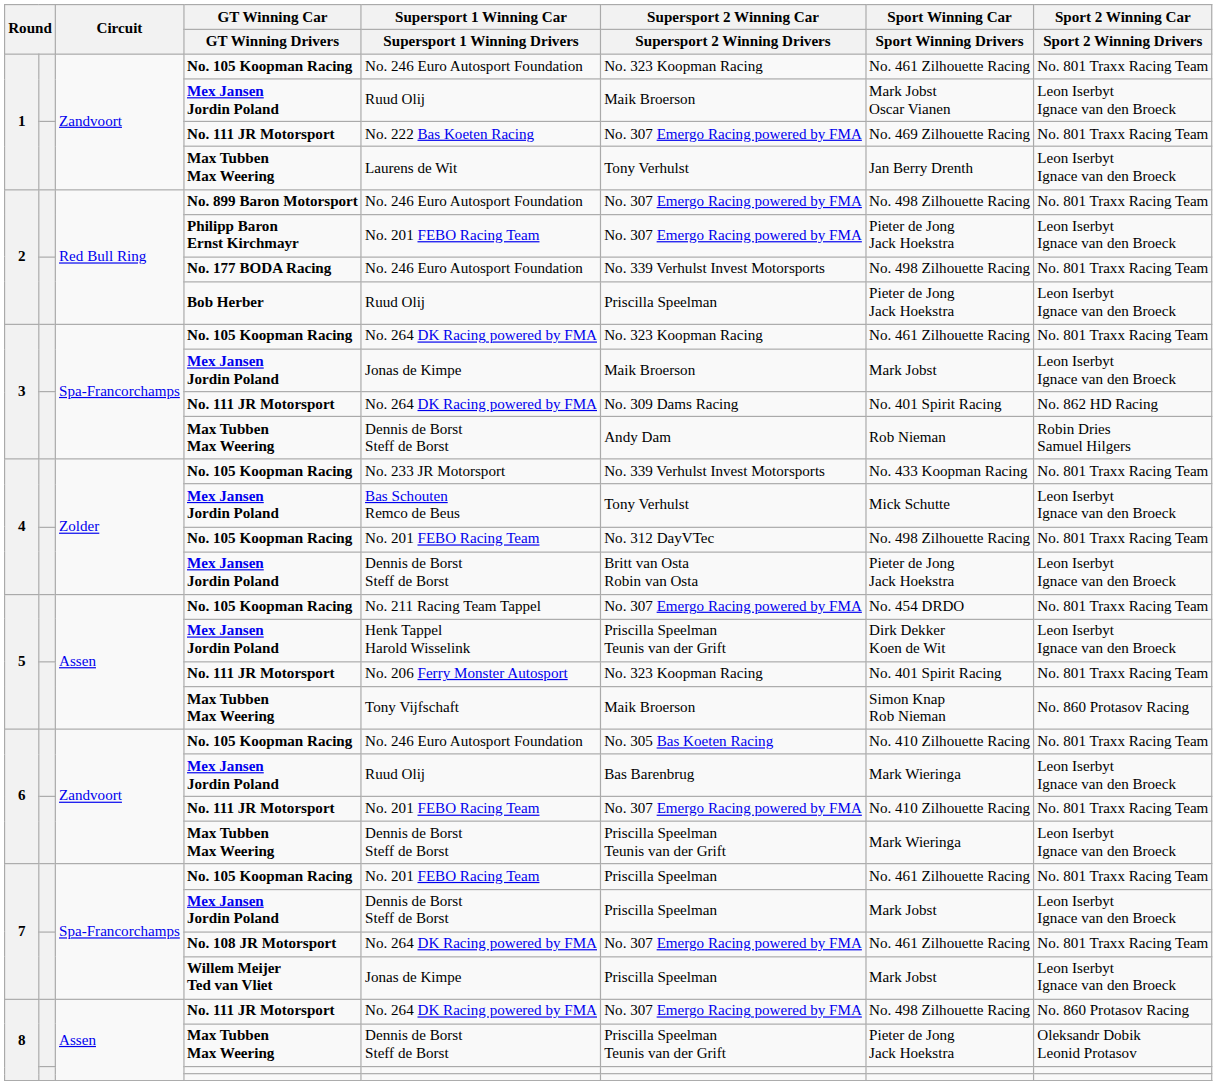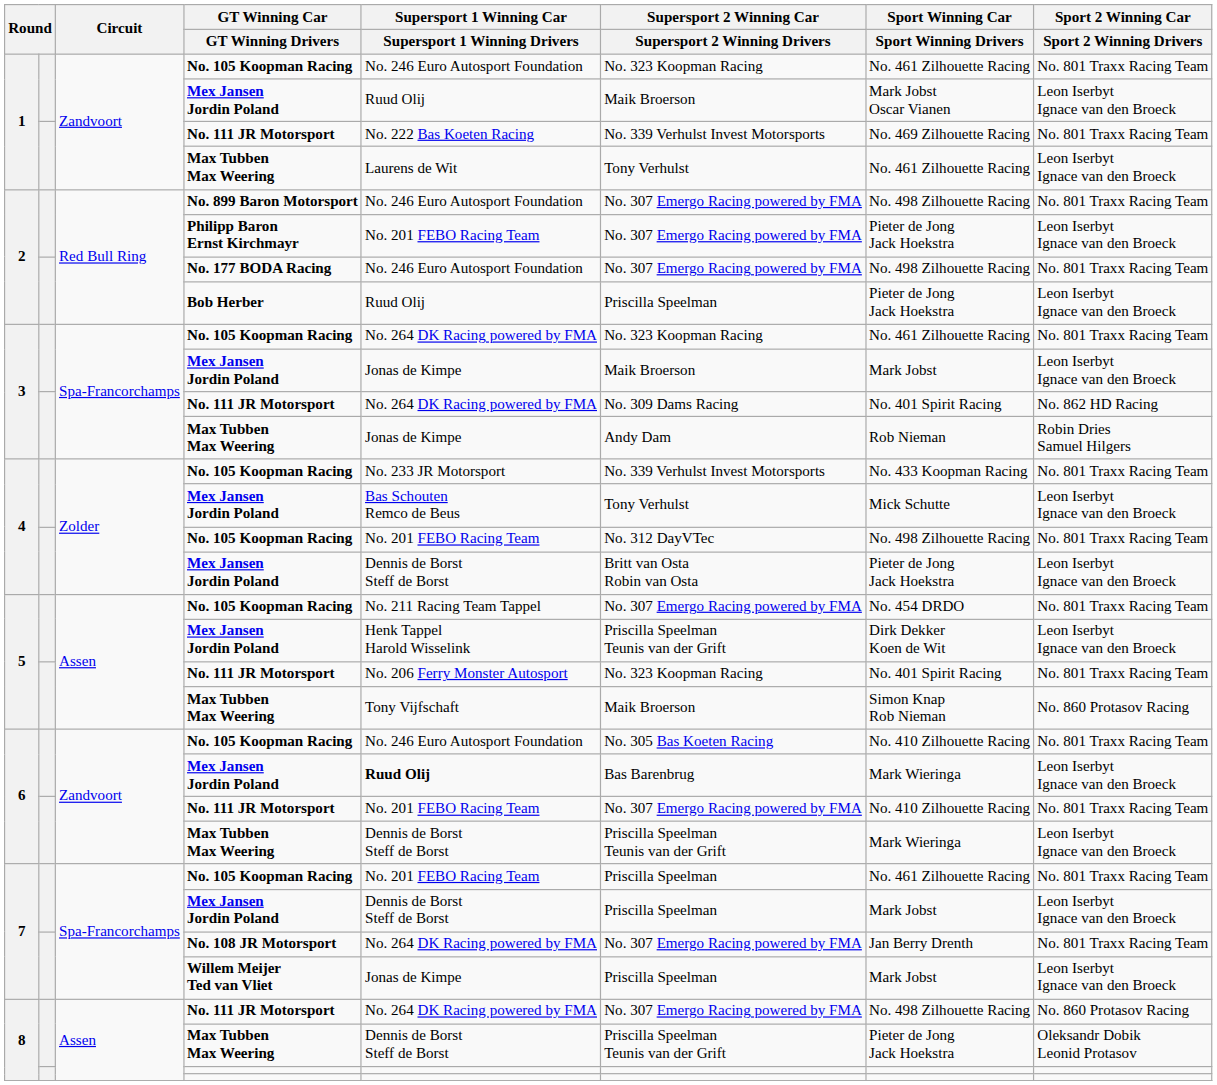(733, 134) No. 307 Emergo Racing powered by FMA -> (715, 134) No. 339 Verhulst Invest Motorsports
(921, 167) Jan Berry Drenth -> (950, 167) No. 461 Zilhouette Racing
(715, 268) No. 339 Verhulst Invest Motorsports -> (733, 268) No. 307 Emergo Racing powered by FMA
(414, 437) Dennis de Borst Steff de Borst -> (413, 437) Jonas de Kimpe
(395, 775) normal -> (398, 775) bold
(950, 943) No. 461 Zilhouette Racing -> (921, 943) Jan Berry Drenth
